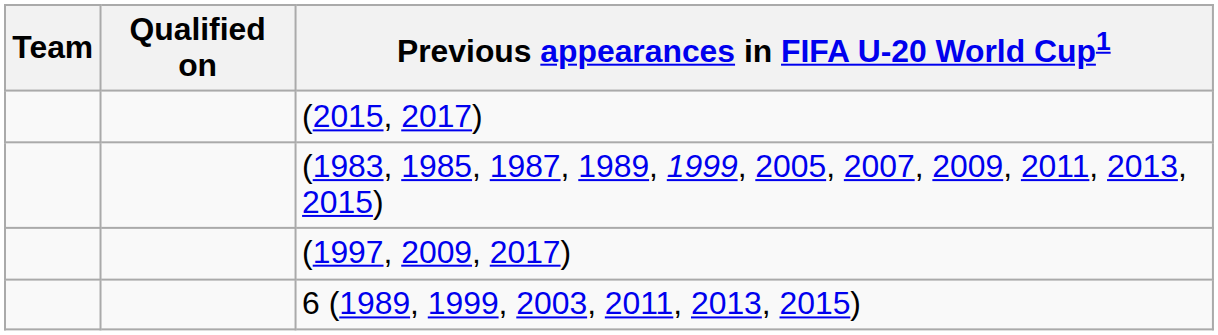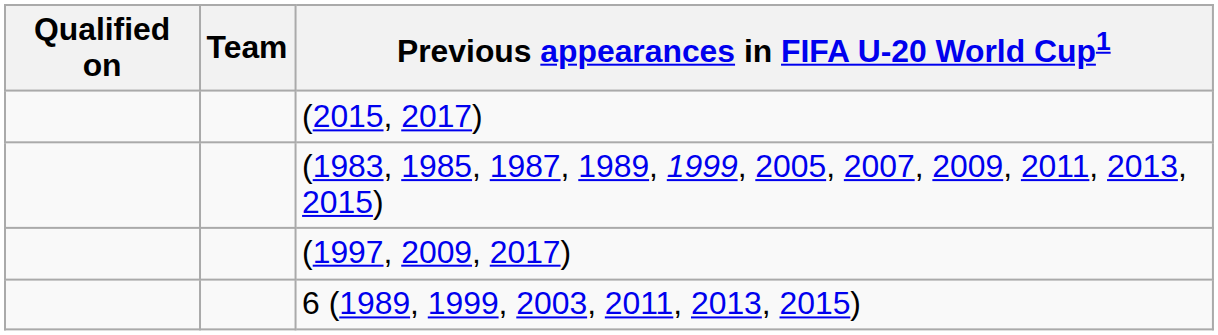columns swapped: (53, 47) <-> (198, 47)
